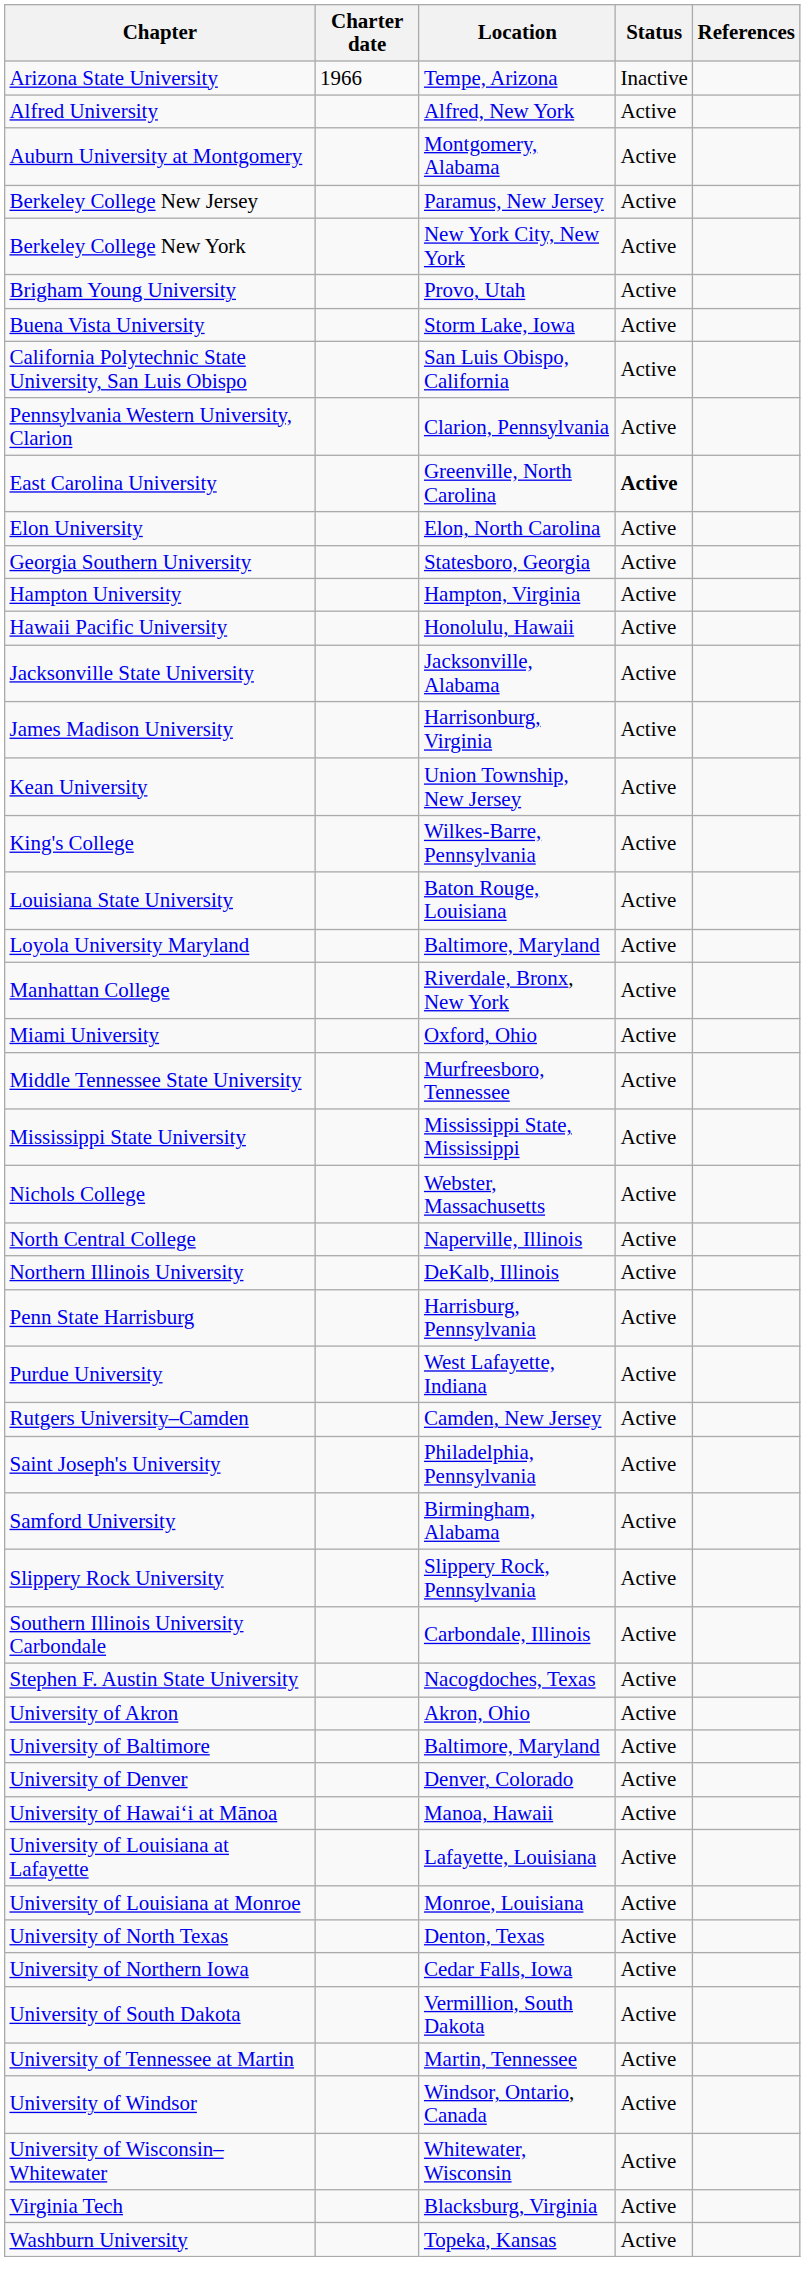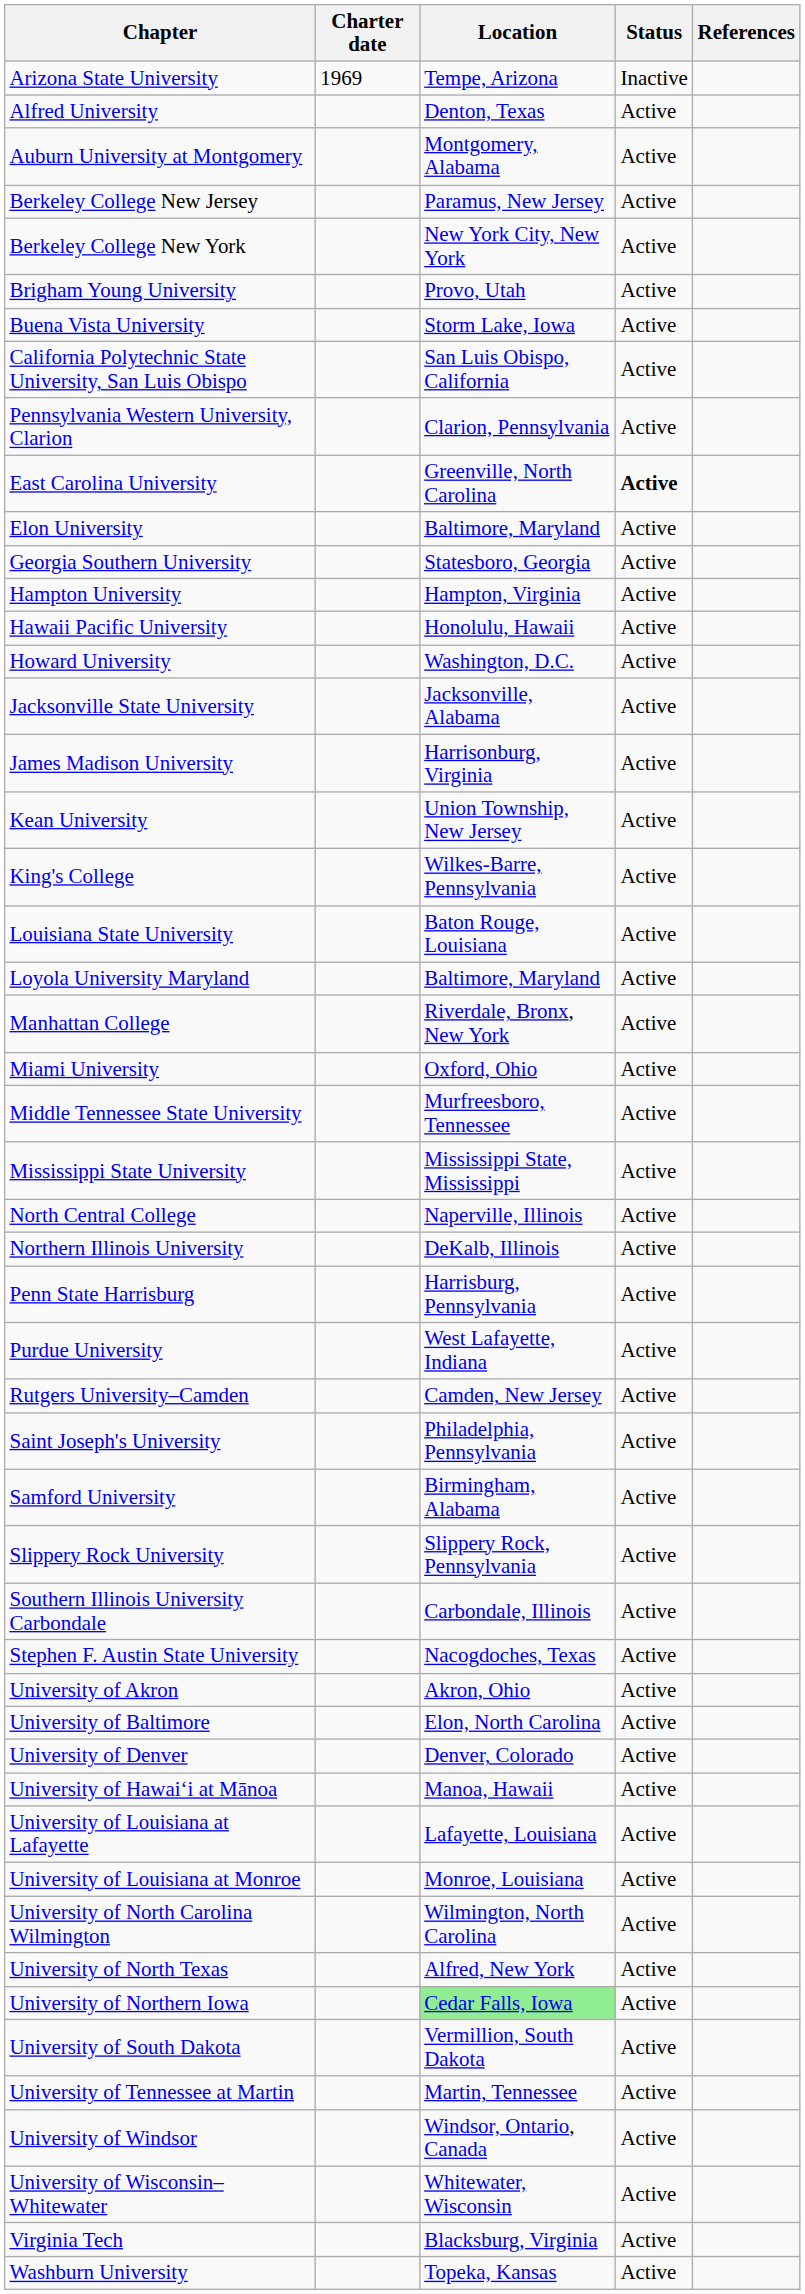(341, 77) 1966 -> (341, 77) 1969
(499, 111) Alfred, New York -> (484, 111) Denton, Texas
(512, 528) Elon, North Carolina -> (512, 528) Baltimore, Maryland
+ row: (90, 661)
- row: (77, 1194)
(512, 1746) Baltimore, Maryland -> (512, 1722) Elon, North Carolina
+ row: (131, 1924)
(484, 1936) Denton, Texas -> (499, 1969) Alfred, New York
(498, 1969) no background -> (498, 2002) lightgreen background
